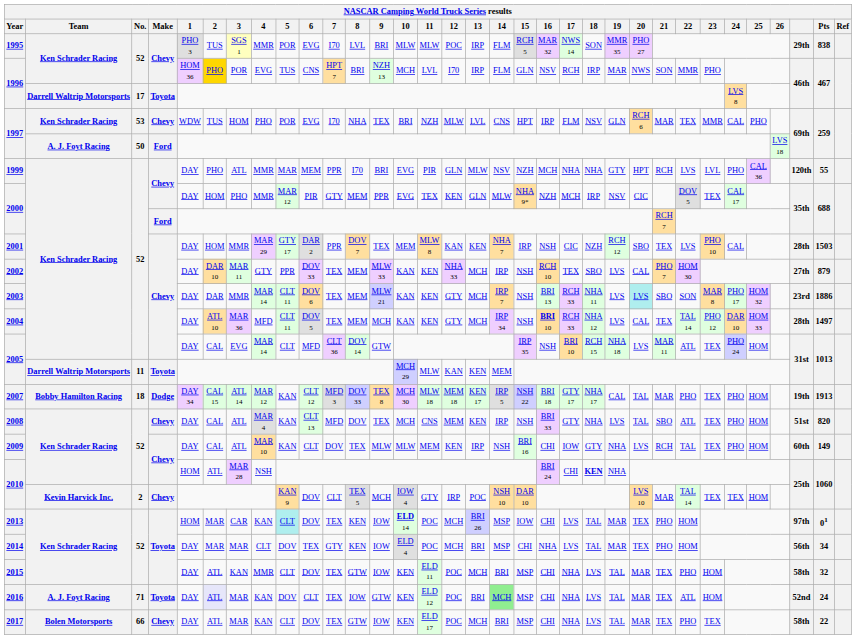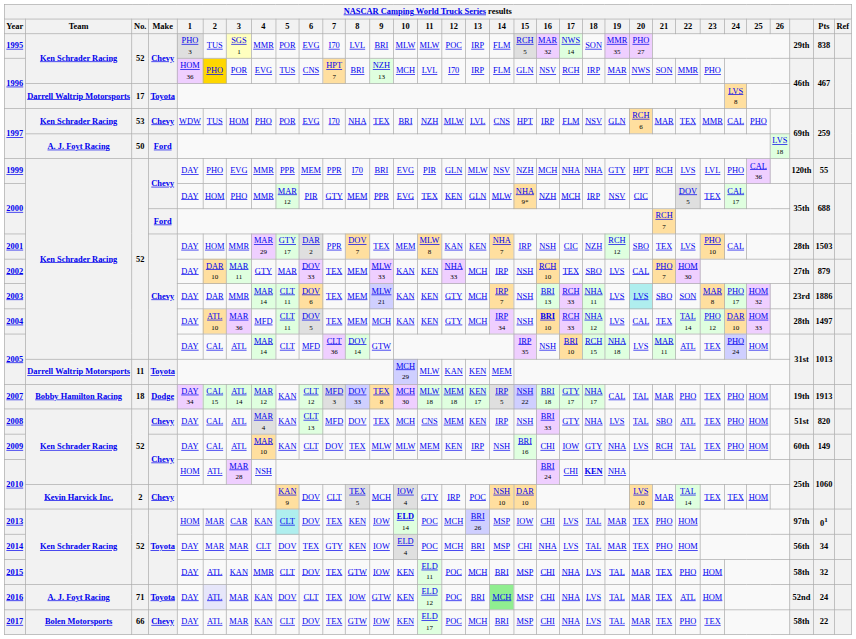(239, 171) ATL -> (239, 171) EVG
(287, 171) MAR -> (287, 171) PPR
(287, 271) PPR -> (287, 271) MAR
(239, 346) EVG -> (239, 346) ATL
